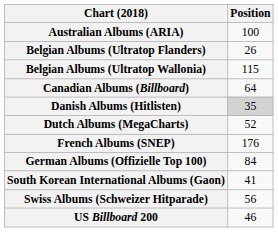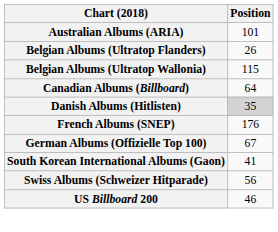(250, 32) 100 -> (250, 32) 101
- row: (116, 124)
(250, 161) 84 -> (250, 143) 67
